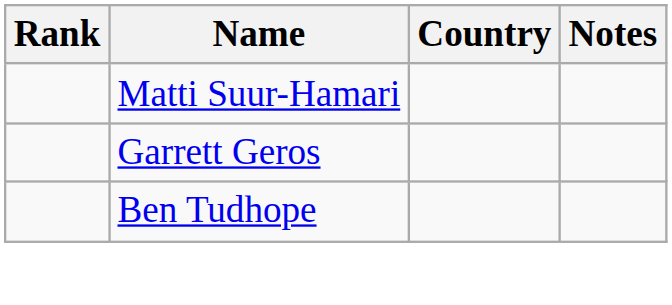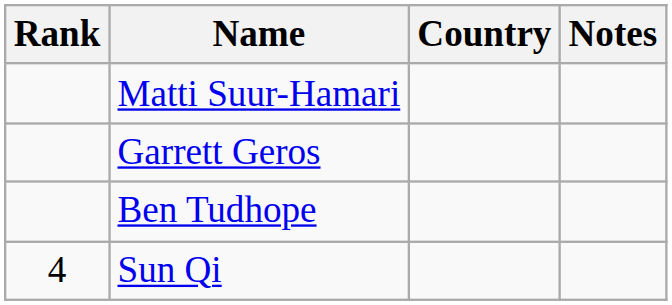+ row: (170, 269)
